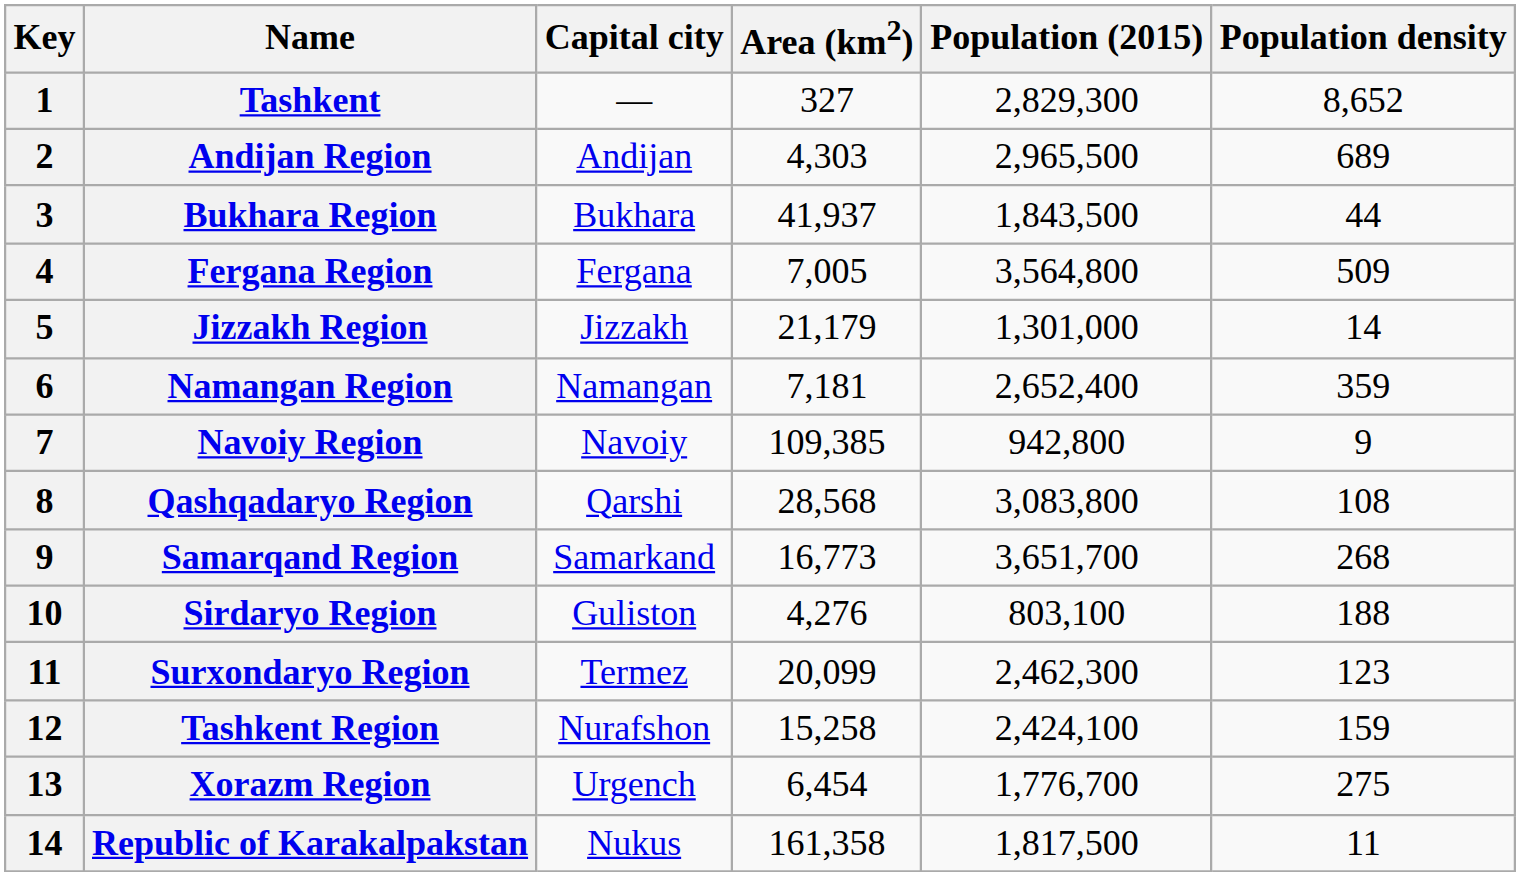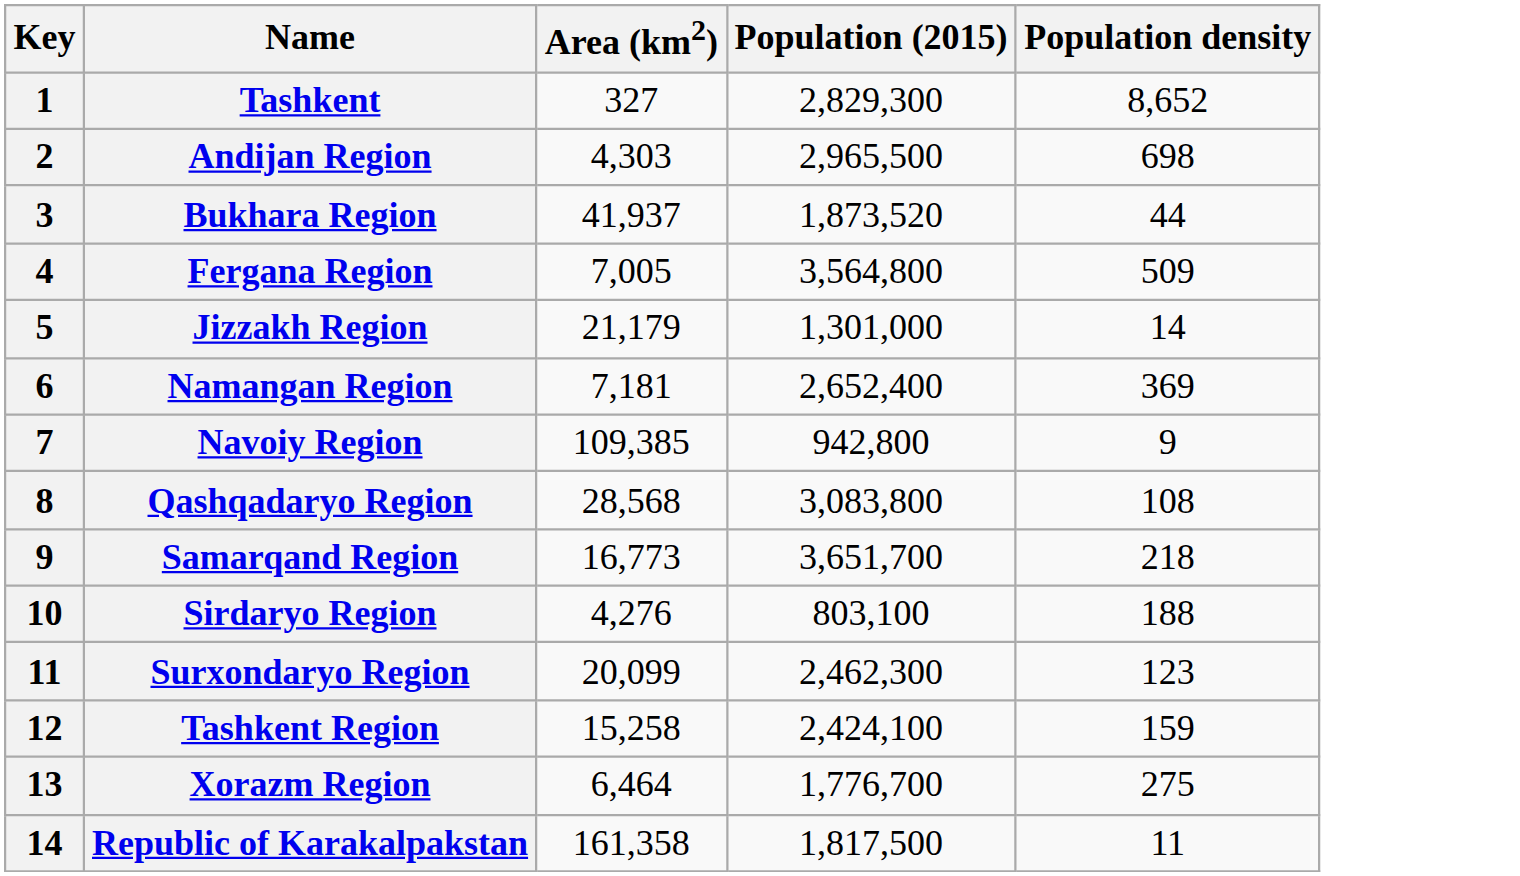- column: (634, 37)
(1363, 156) 689 -> (1168, 156) 698
(1067, 214) 1,843,500 -> (871, 214) 1,873,520
(1363, 385) 359 -> (1168, 385) 369
(1363, 556) 268 -> (1168, 556) 218
(827, 785) 6,454 -> (631, 785) 6,464
